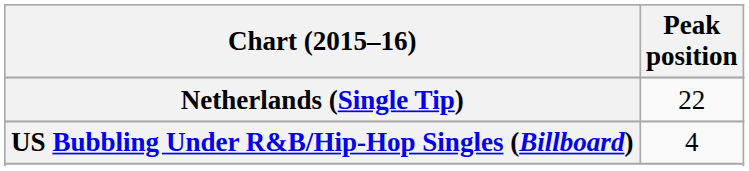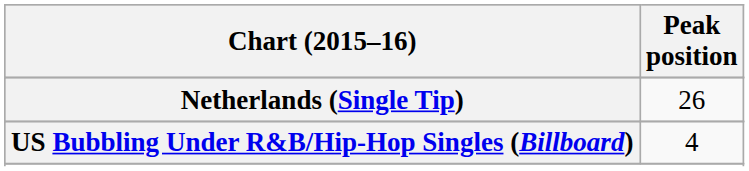(692, 99) 22 -> (692, 99) 26
